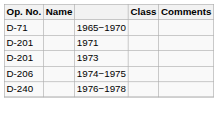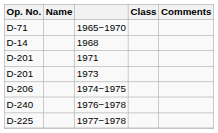+ row: (88, 43)
+ row: (101, 120)
